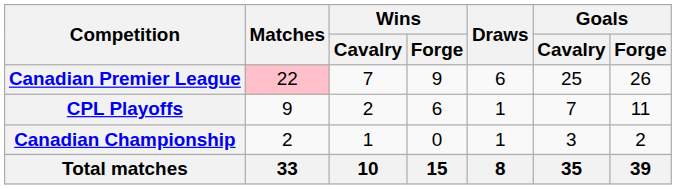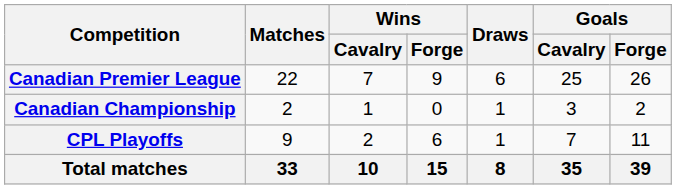(287, 79) pink background -> (287, 79) no background
rows swapped: (125, 109) <-> (125, 139)
